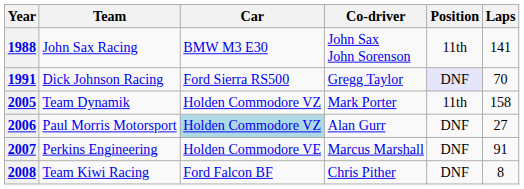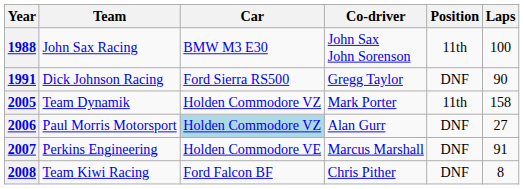(501, 48) 141 -> (501, 48) 100
(455, 79) lavender background -> (455, 79) no background
(501, 79) 70 -> (501, 79) 90
